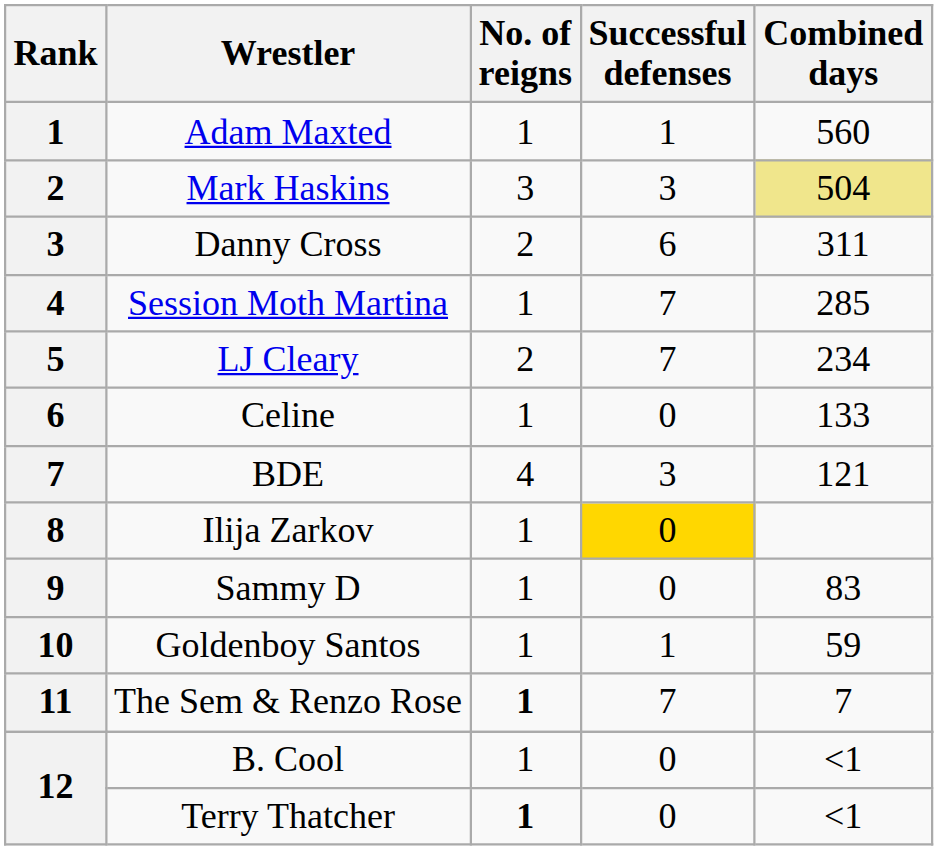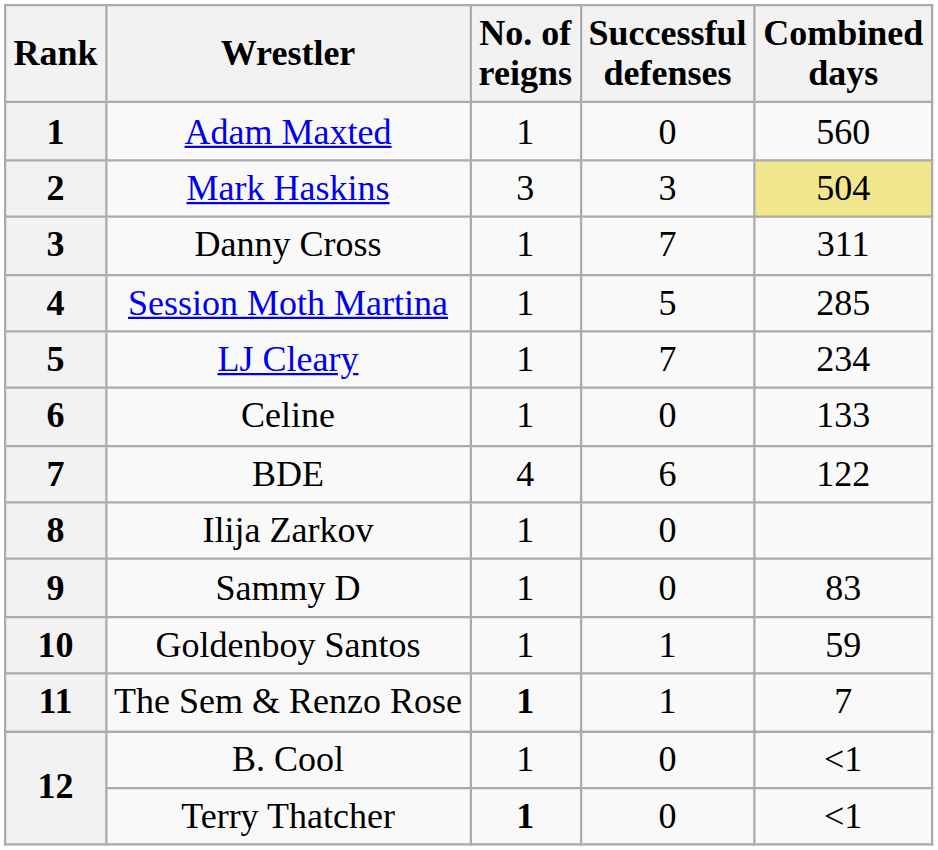(668, 130) 1 -> (668, 130) 0
(525, 244) 2 -> (525, 244) 1
(668, 244) 6 -> (668, 244) 7
(668, 301) 7 -> (668, 301) 5
(525, 359) 2 -> (525, 359) 1
(668, 473) 3 -> (668, 473) 6
(843, 473) 121 -> (843, 473) 122
(668, 530) gold background -> (668, 530) no background
(668, 701) 7 -> (668, 701) 1
